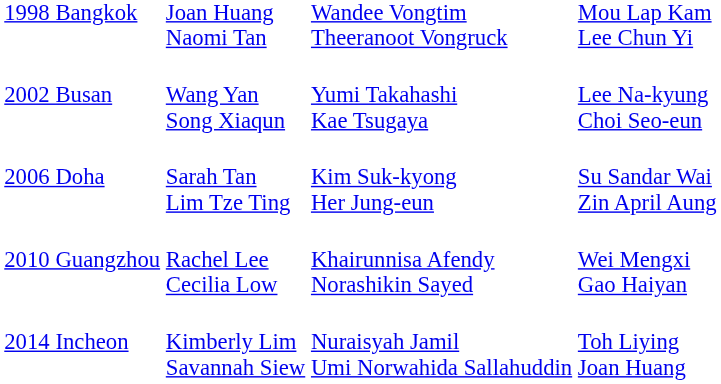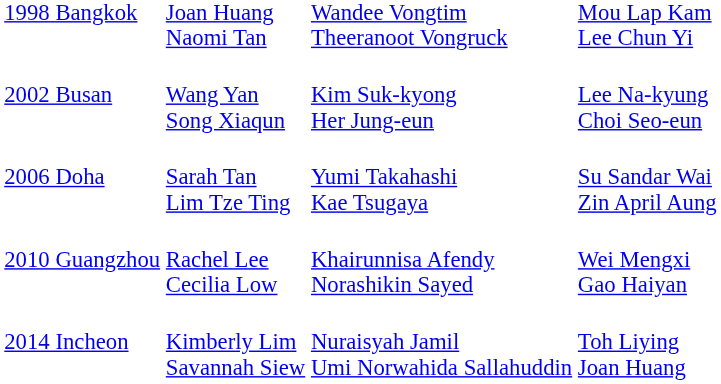(384, 107) Yumi Takahashi Kae Tsugaya -> (384, 107) Kim Suk-kyong Her Jung-eun
(384, 189) Kim Suk-kyong Her Jung-eun -> (384, 189) Yumi Takahashi Kae Tsugaya
